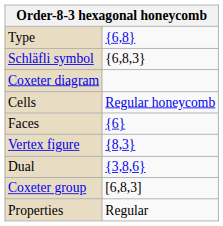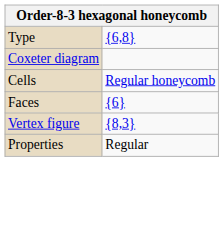- row: (51, 59)
- row: (21, 166)
- row: (47, 188)
